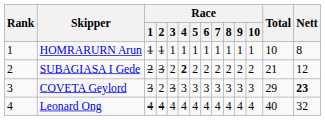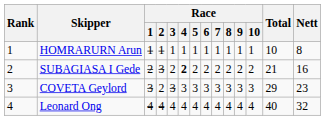(302, 69) 12 -> (302, 69) 16
(302, 87) bold -> (302, 87) normal
